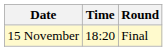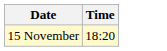- column: (140, 14)
